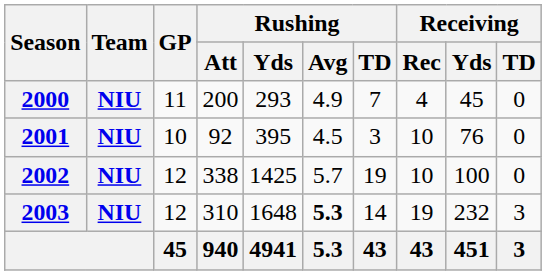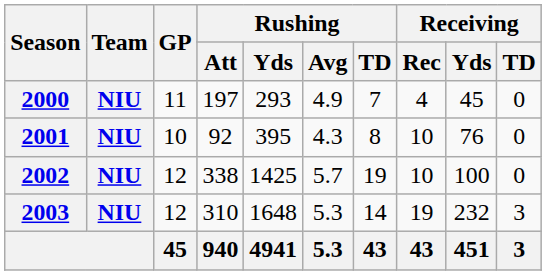(220, 99) 200 -> (220, 99) 197
(328, 136) 4.5 -> (328, 136) 4.3
(375, 136) 3 -> (375, 136) 8
(328, 212) bold -> (328, 212) normal
